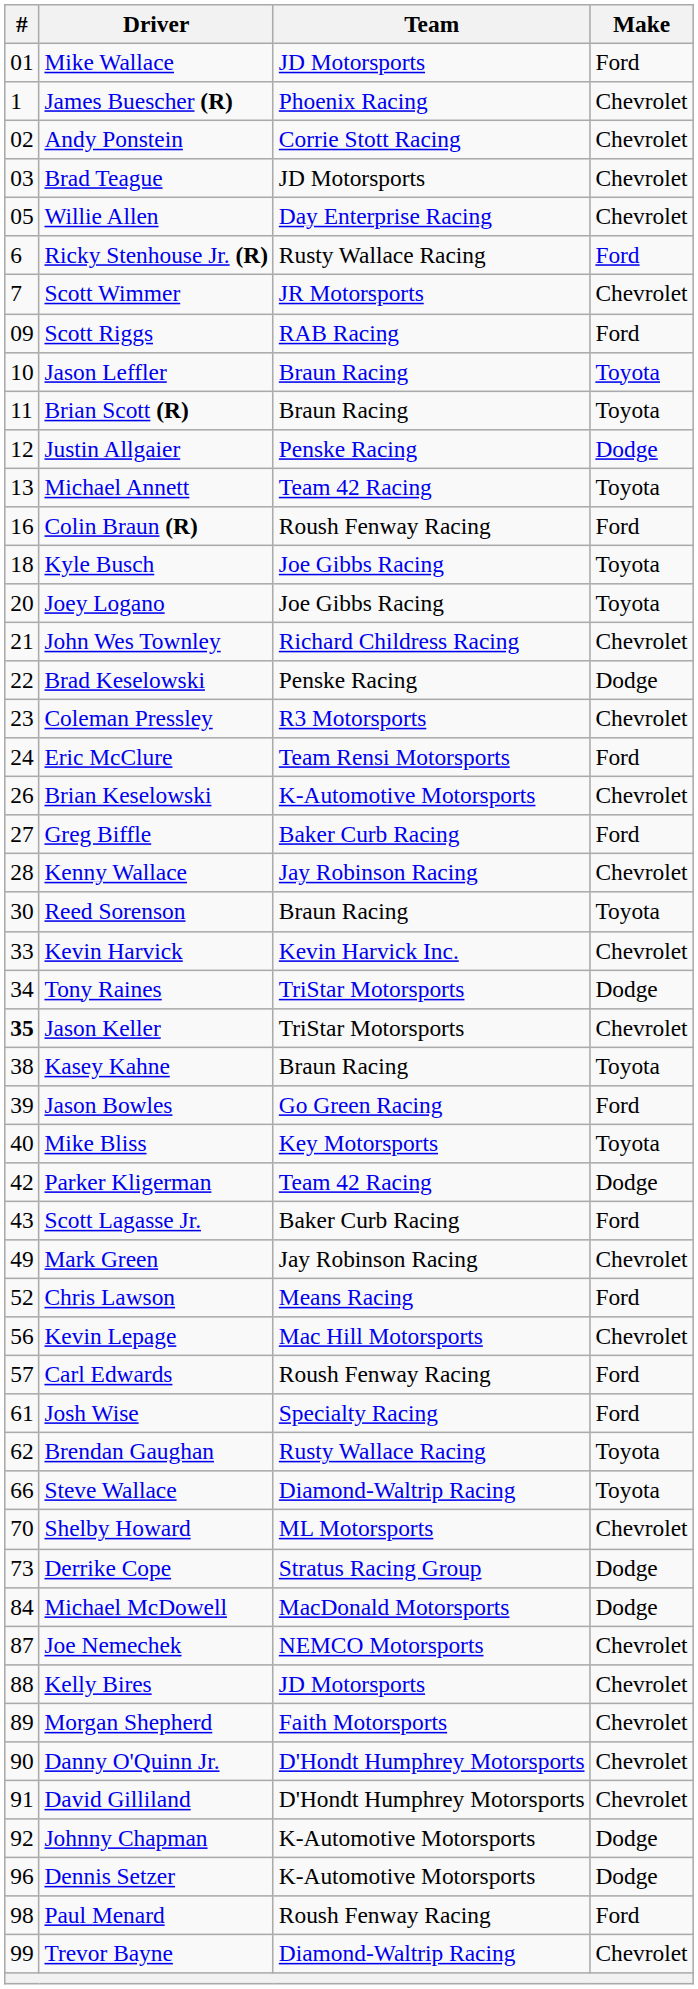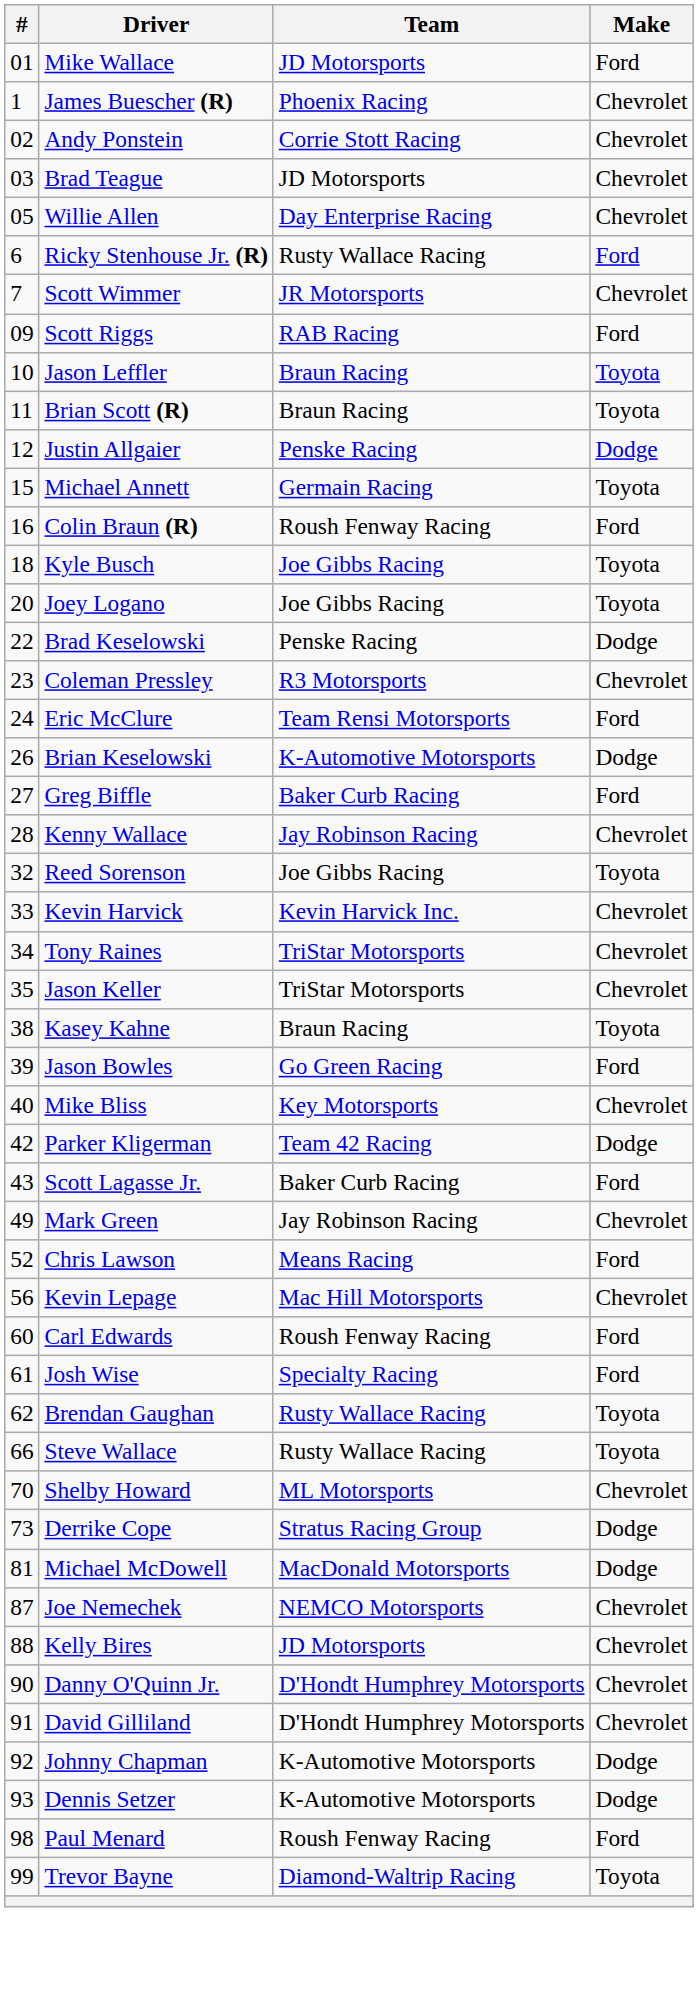(22, 487) 13 -> (22, 487) 15
(355, 487) Team 42 Racing -> (356, 487) Germain Racing
- row: (133, 641)
(641, 795) Chevrolet -> (627, 757) Dodge
(22, 911) 30 -> (22, 873) 32
(343, 911) Braun Racing -> (361, 873) Joe Gibbs Racing
(627, 988) Dodge -> (641, 950) Chevrolet
(22, 1027) bold -> (22, 988) normal
(628, 1143) Toyota -> (641, 1104) Chevrolet
(22, 1374) 57 -> (22, 1336) 60
(397, 1490) Diamond-Waltrip Racing -> (382, 1452) Rusty Wallace Racing
(22, 1606) 84 -> (22, 1567) 81
- row: (128, 1722)
(22, 1876) 96 -> (22, 1799) 93
(641, 1953) Chevrolet -> (628, 1876) Toyota
